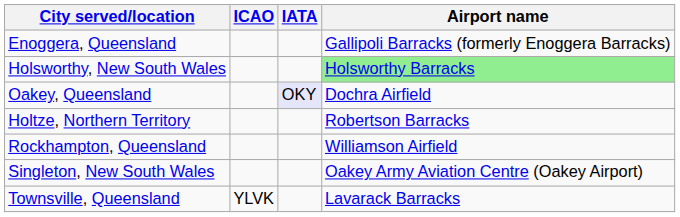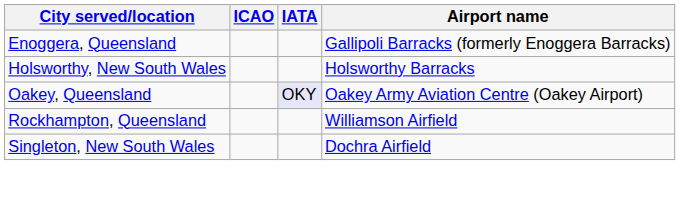(400, 69) lightgreen background -> (400, 69) no background
(378, 95) Dochra Airfield -> (484, 95) Oakey Army Aviation Centre (Oakey Airport)
- row: (99, 120)
(484, 172) Oakey Army Aviation Centre (Oakey Airport) -> (378, 146) Dochra Airfield
- row: (94, 198)
